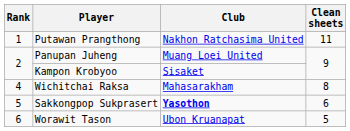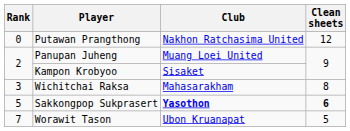(18, 39) 1 -> (18, 39) 0
(326, 39) 11 -> (326, 39) 12
(18, 87) 4 -> (18, 87) 3
(326, 103) normal -> (326, 103) bold
(18, 119) 6 -> (18, 119) 7
